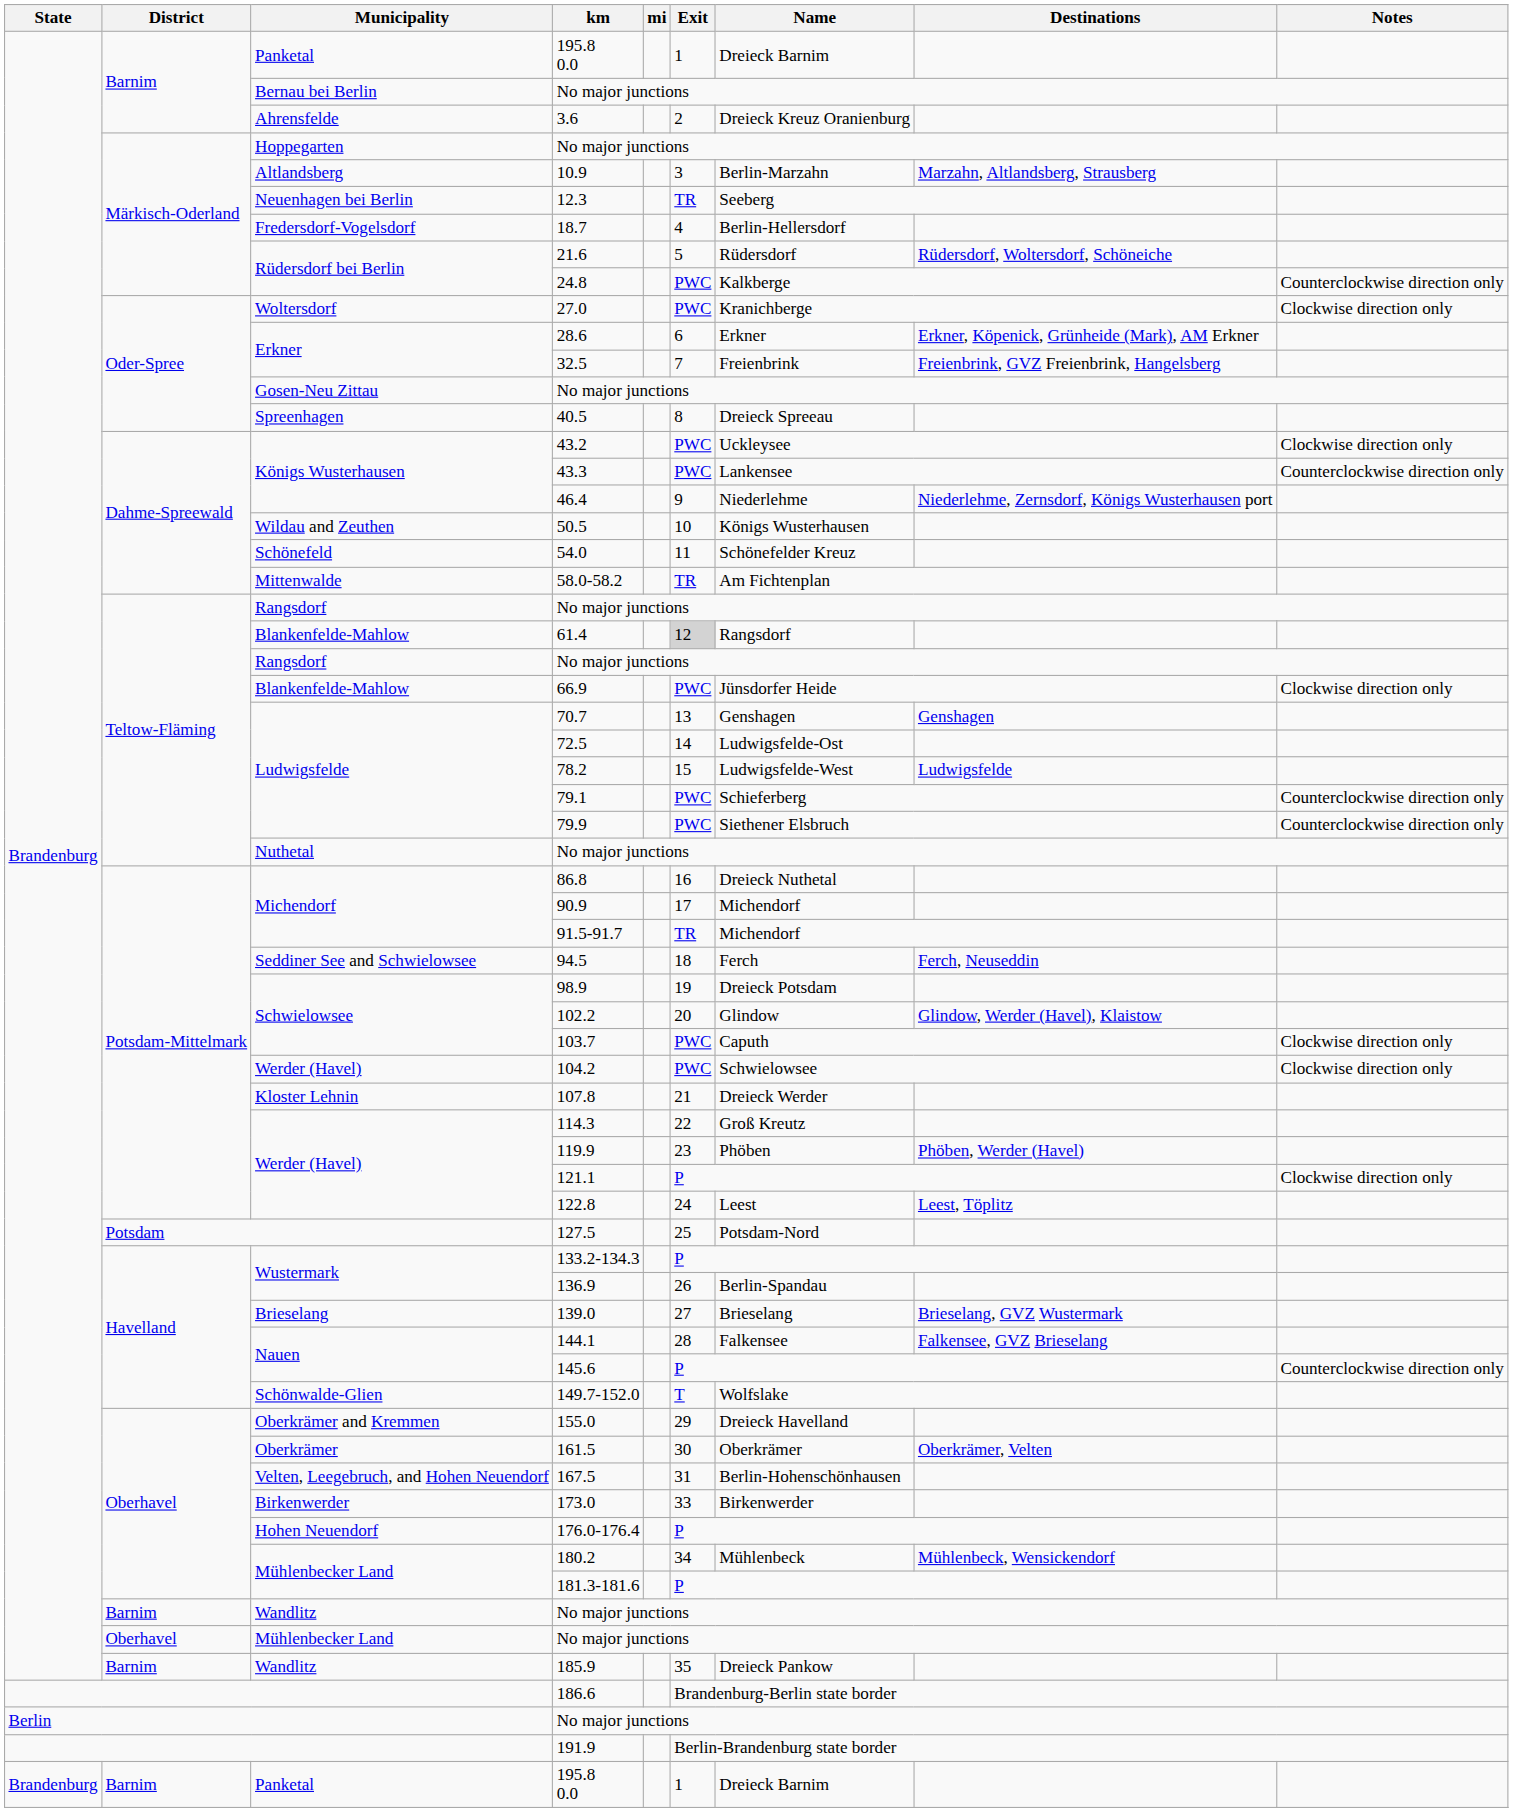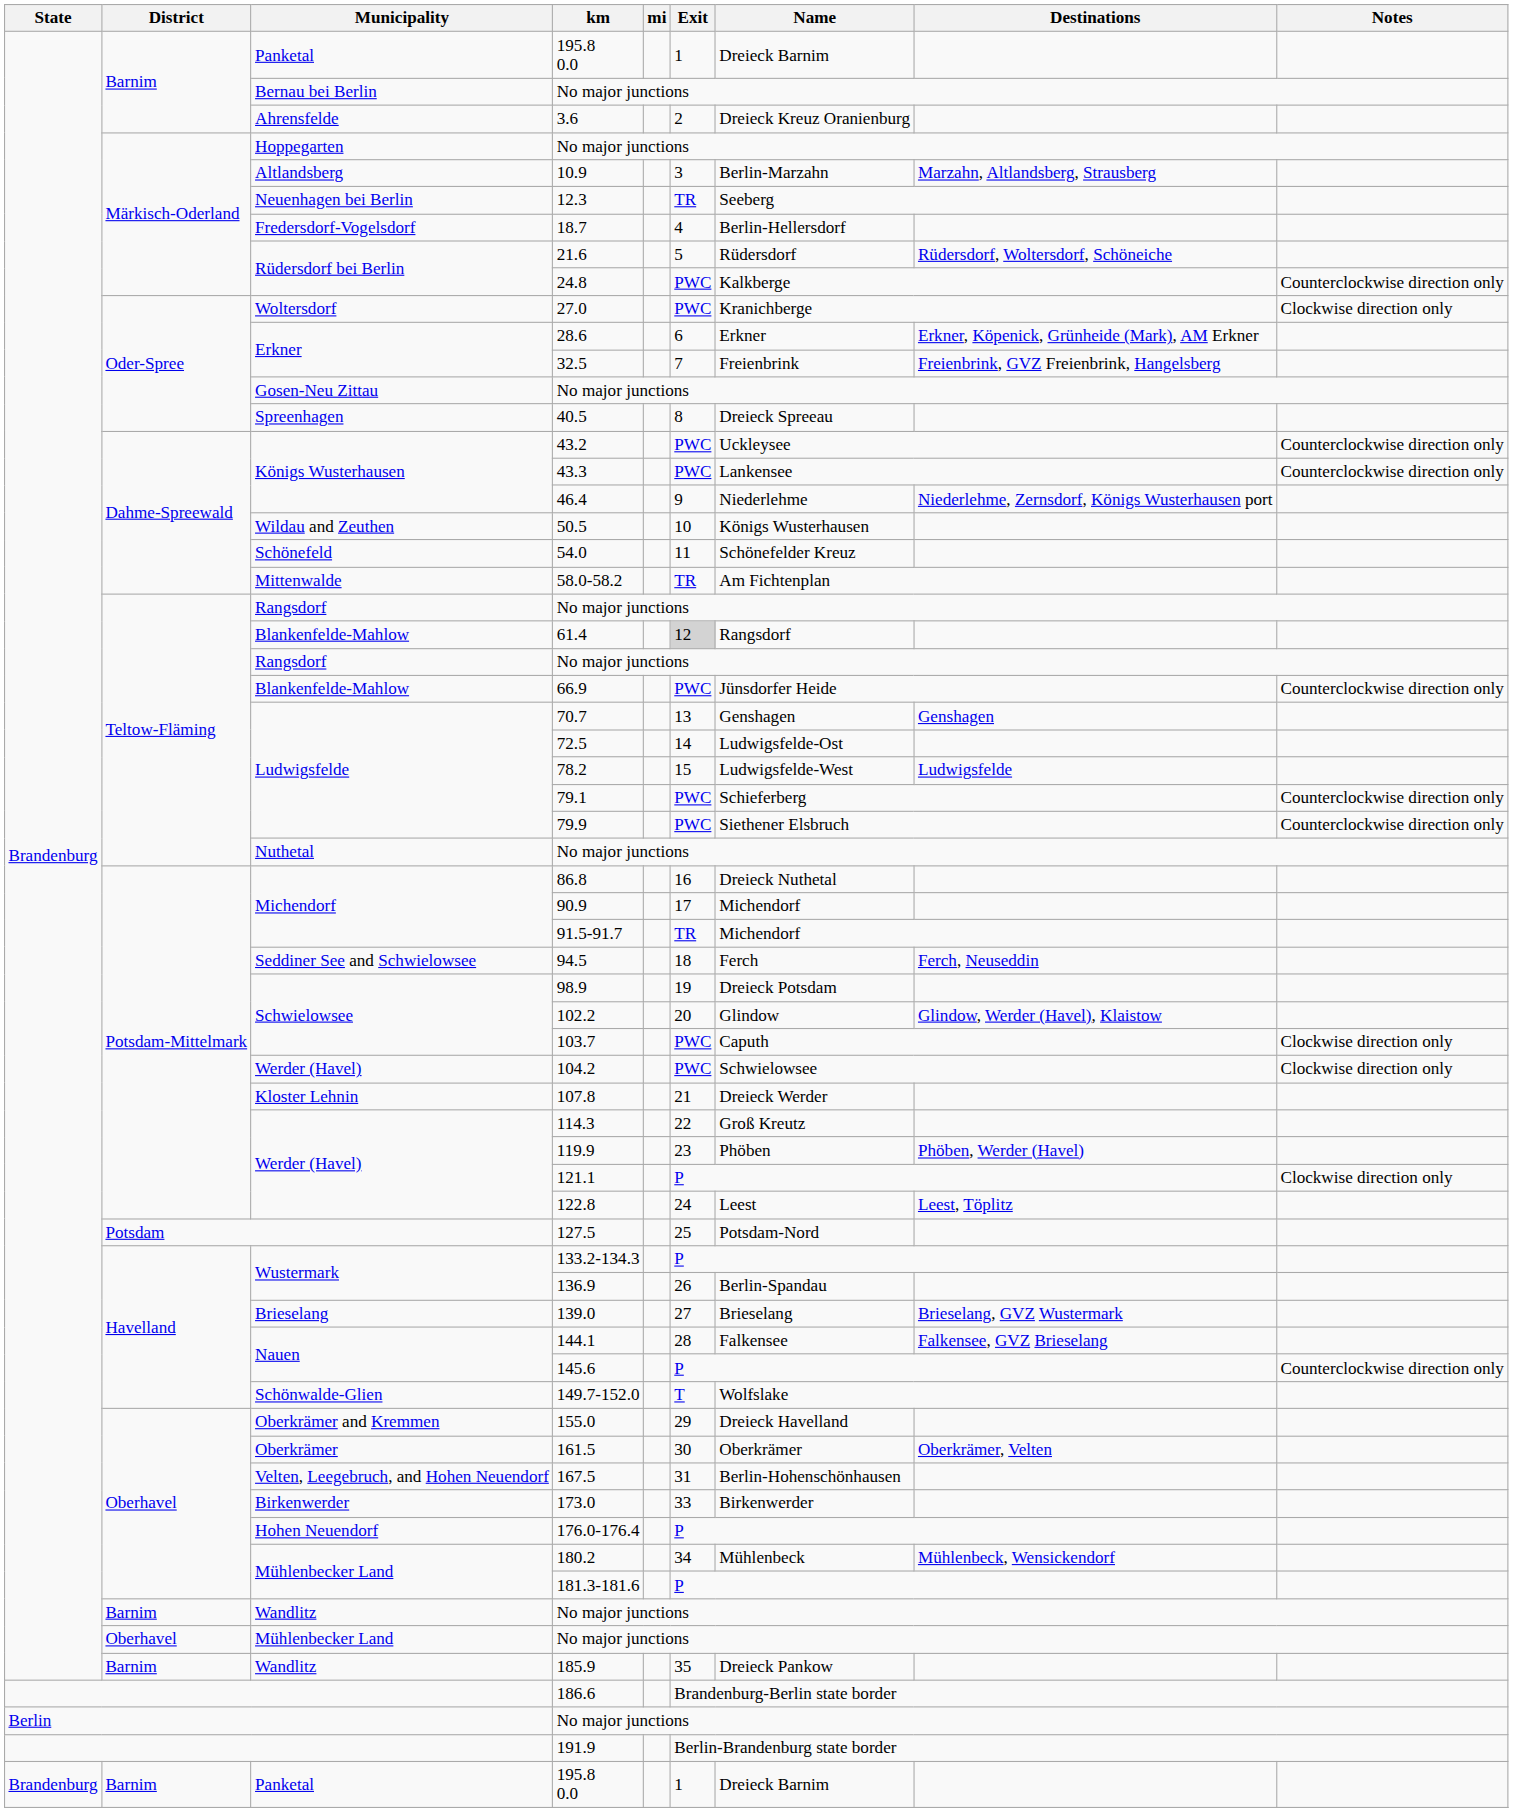(1367, 444) Clockwise direction only -> (1392, 444) Counterclockwise direction only
(1367, 688) Clockwise direction only -> (1392, 688) Counterclockwise direction only
